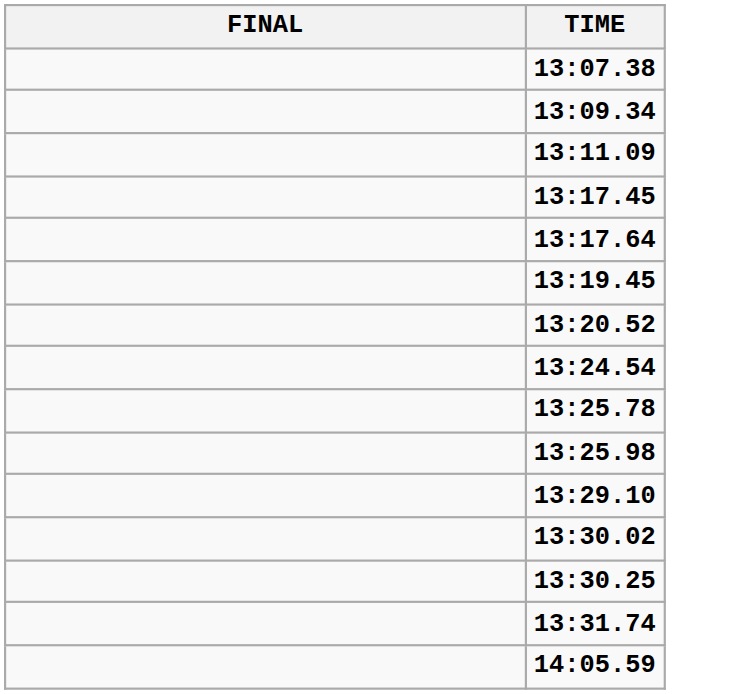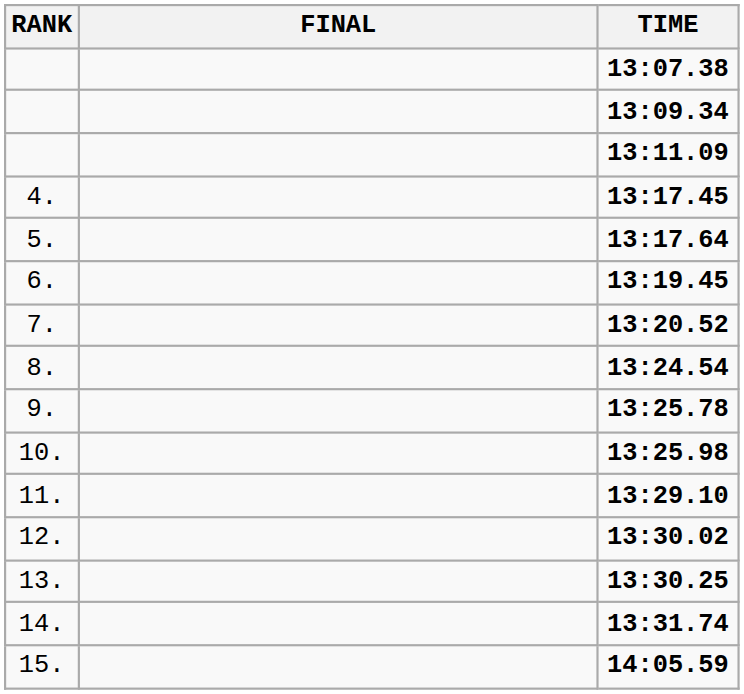+ column: (42, 26)
